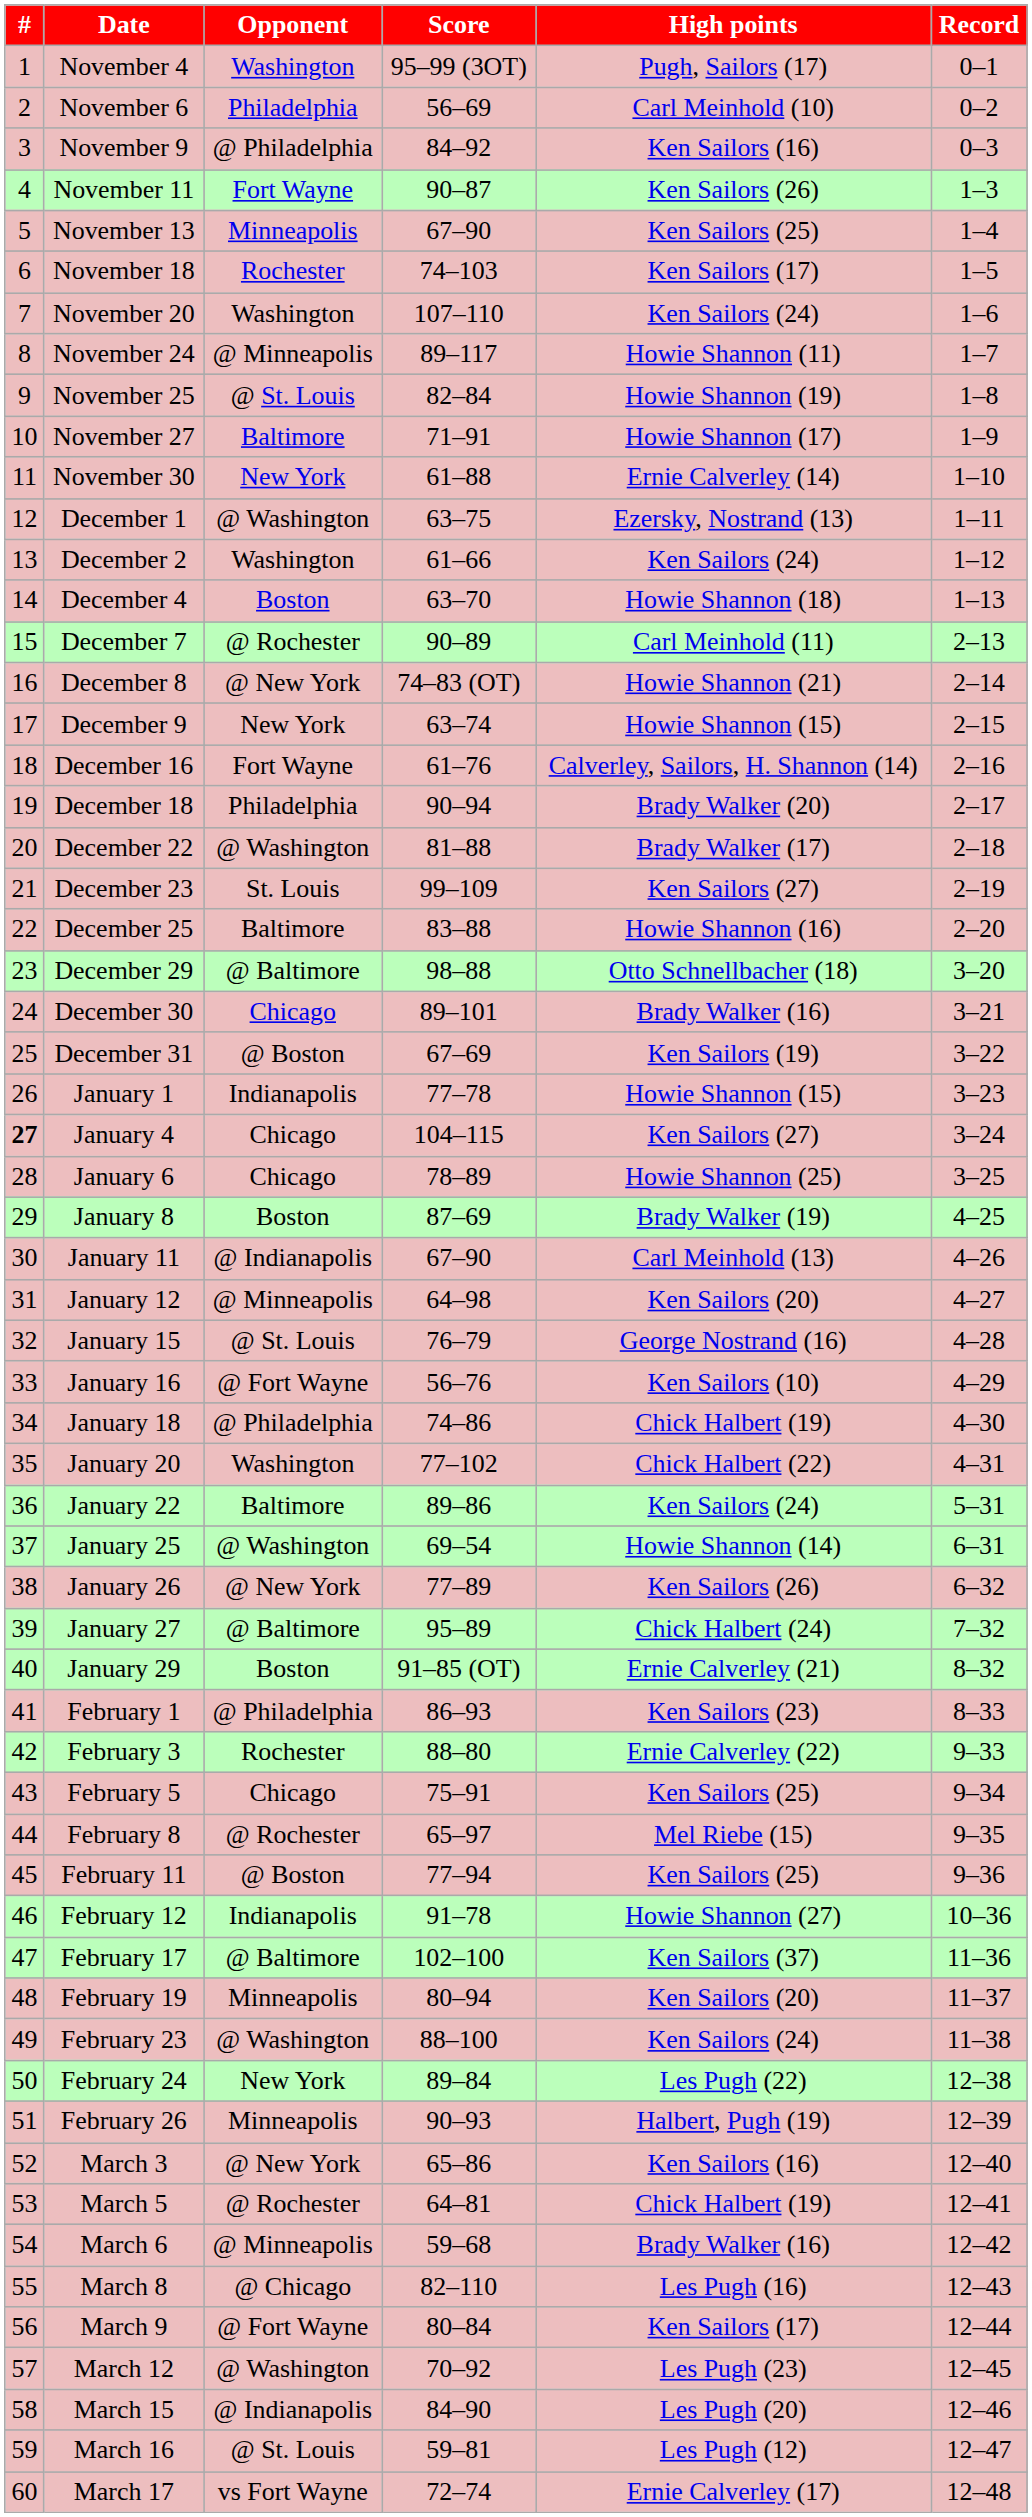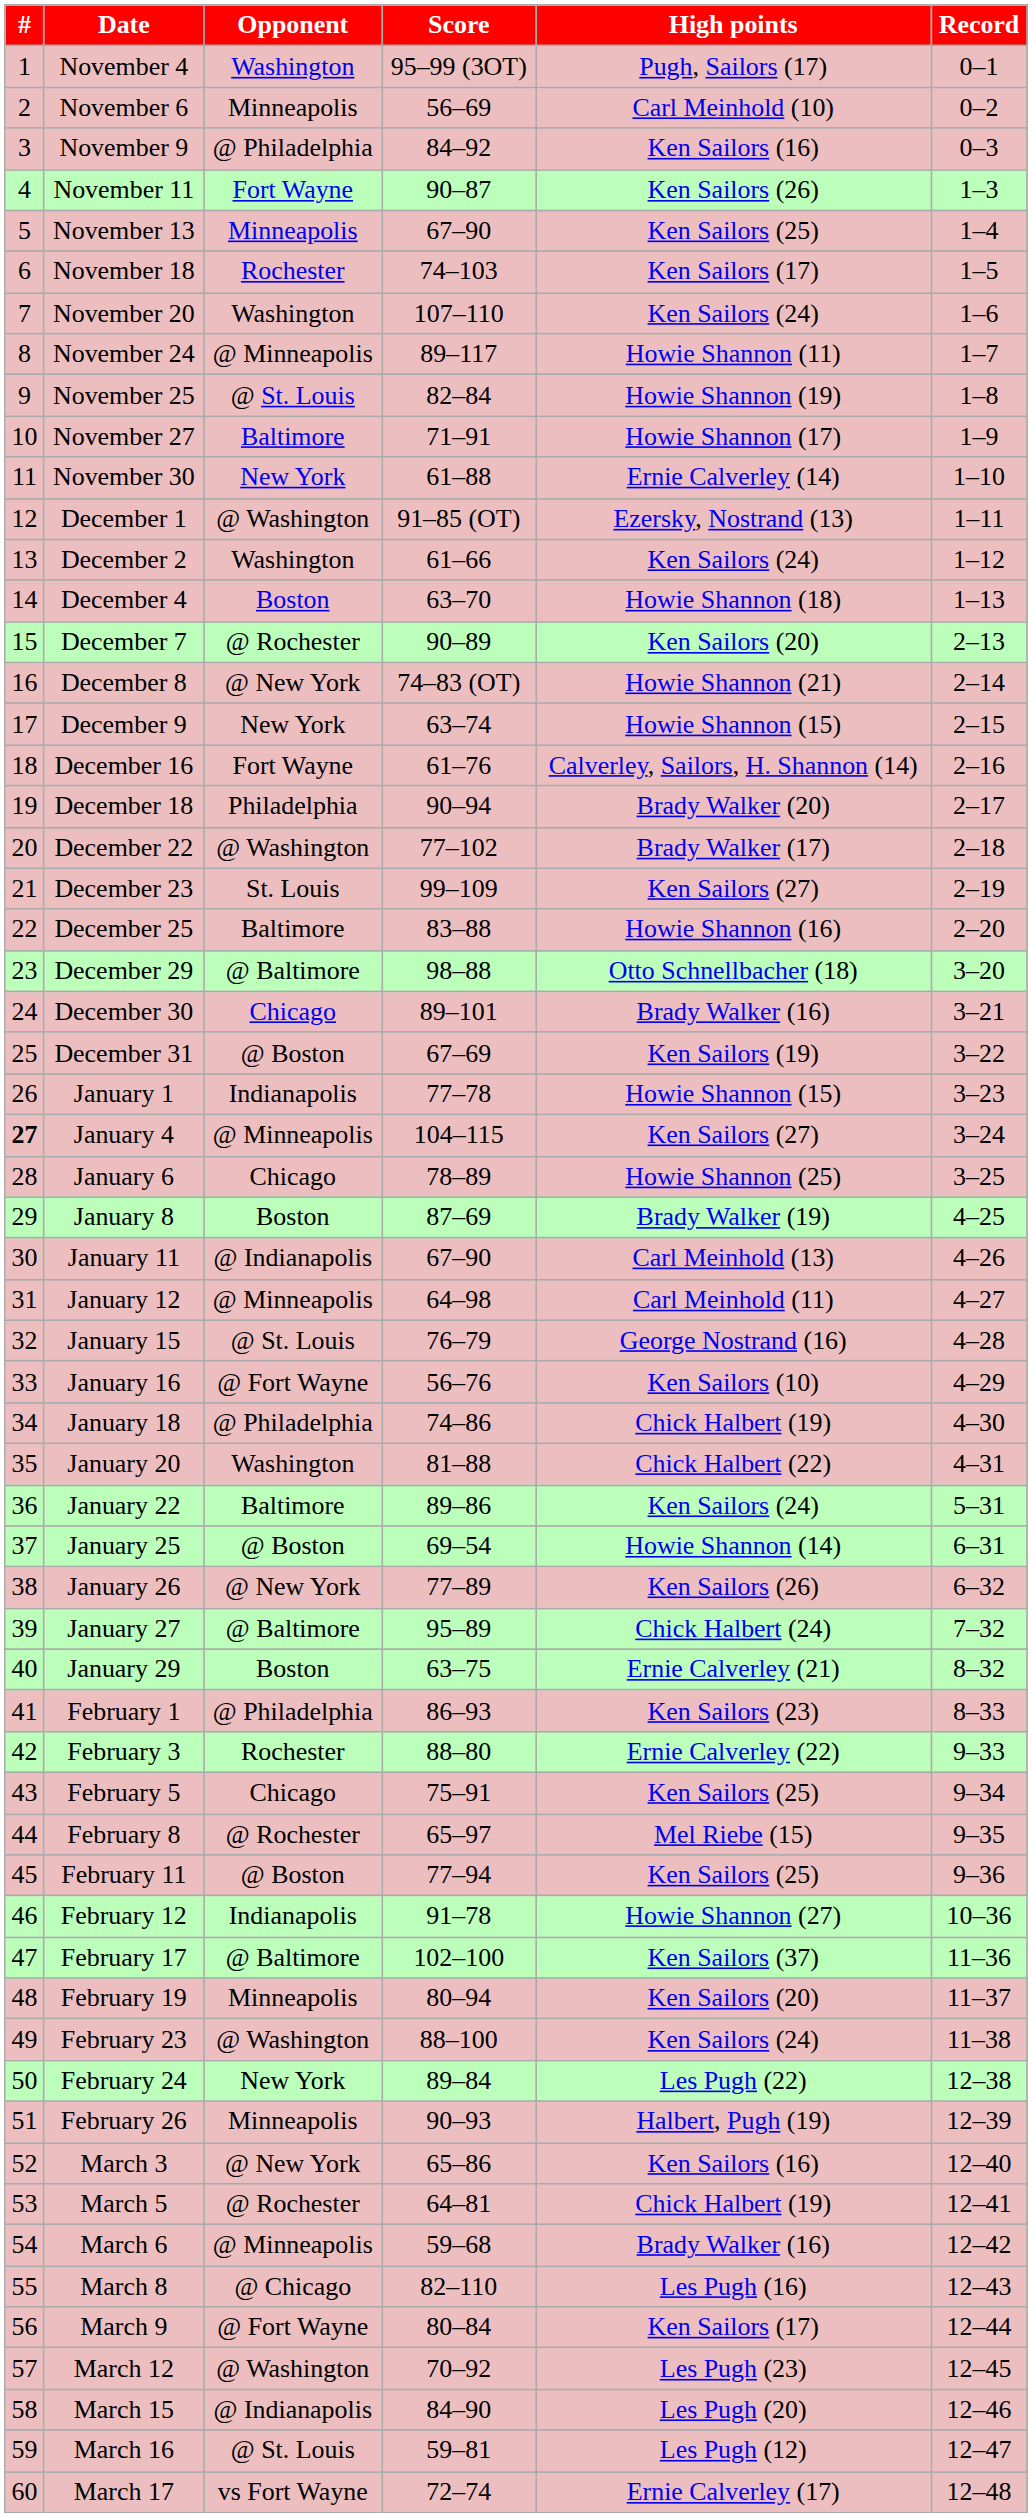(293, 107) Philadelphia -> (293, 107) Minneapolis
(459, 518) 63–75 -> (459, 518) 91–85 (OT)
(733, 641) Carl Meinhold (11) -> (733, 641) Ken Sailors (20)
(459, 847) 81–88 -> (459, 847) 77–102
(293, 1134) Chicago -> (293, 1134) @ Minneapolis
(733, 1299) Ken Sailors (20) -> (733, 1299) Carl Meinhold (11)
(459, 1463) 77–102 -> (459, 1463) 81–88
(293, 1546) @ Washington -> (293, 1546) @ Boston
(459, 1669) 91–85 (OT) -> (459, 1669) 63–75
